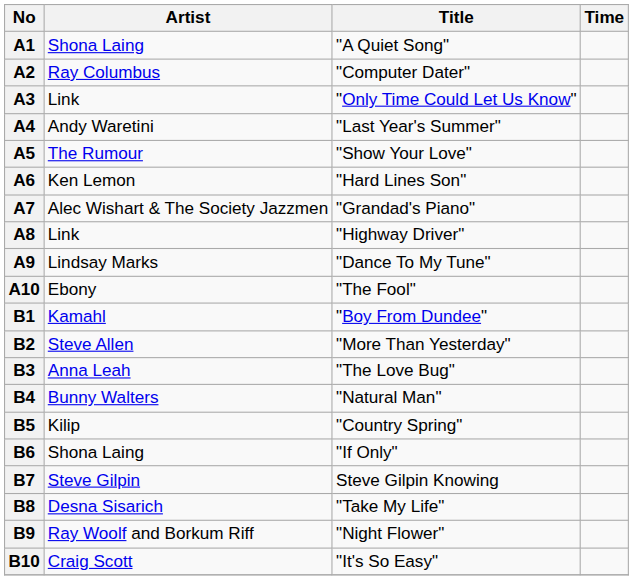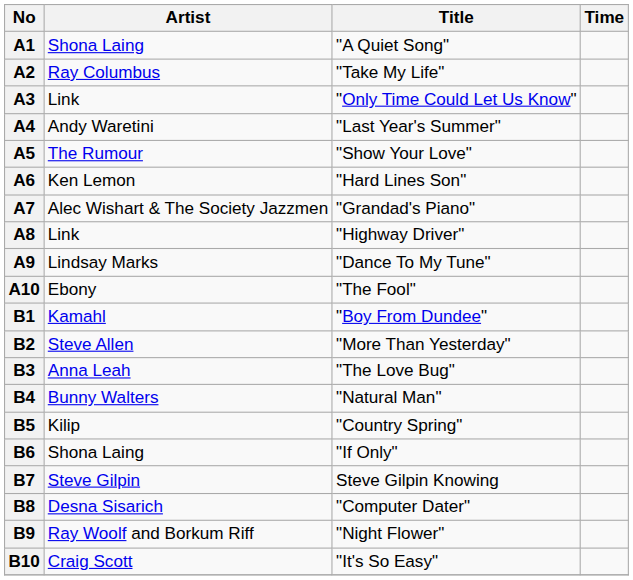(403, 72) "Computer Dater" -> (390, 72) "Take My Life"
(390, 506) "Take My Life" -> (403, 506) "Computer Dater"
